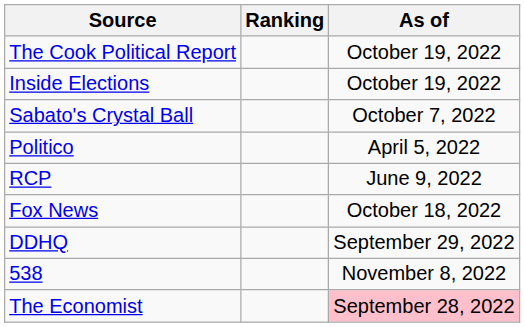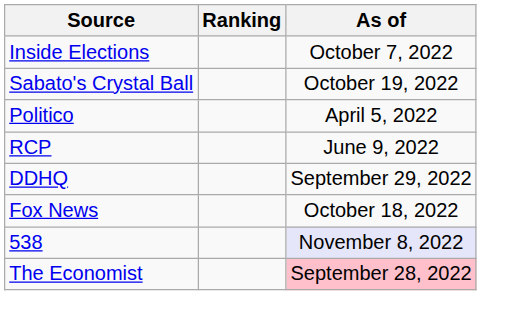- row: (123, 52)
(424, 83) October 19, 2022 -> (381, 52) October 7, 2022
(424, 115) October 7, 2022 -> (381, 83) October 19, 2022
rows swapped: (54, 210) <-> (39, 242)
(424, 274) no background -> (381, 242) lavender background
